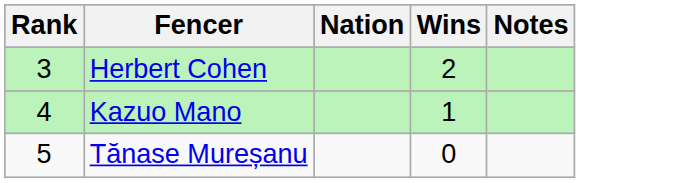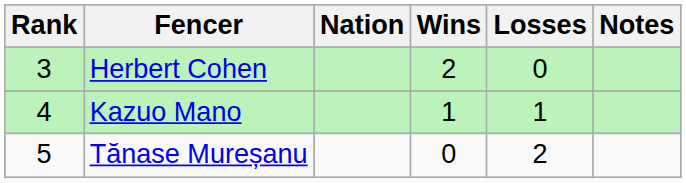+ column: (540, 25)
